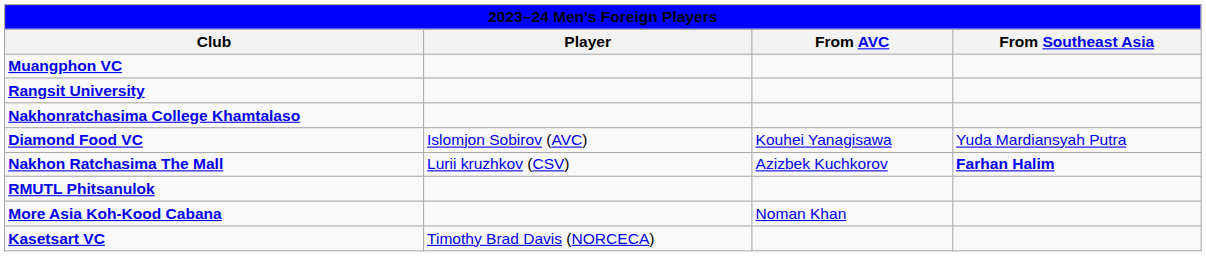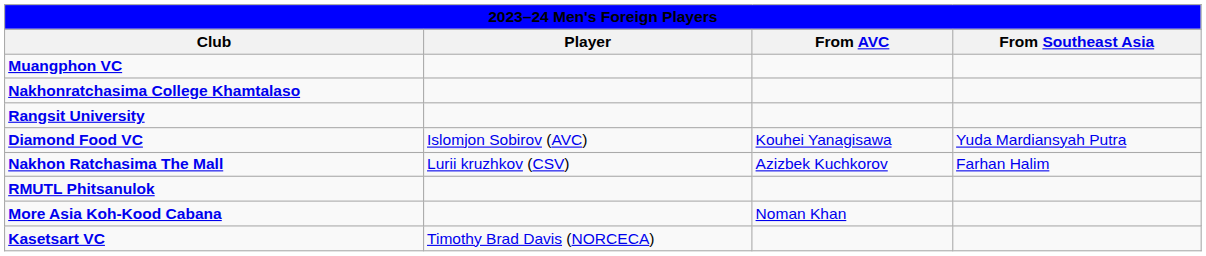rows swapped: (76, 91) <-> (154, 115)
(1005, 165) bold -> (1003, 165) normal
